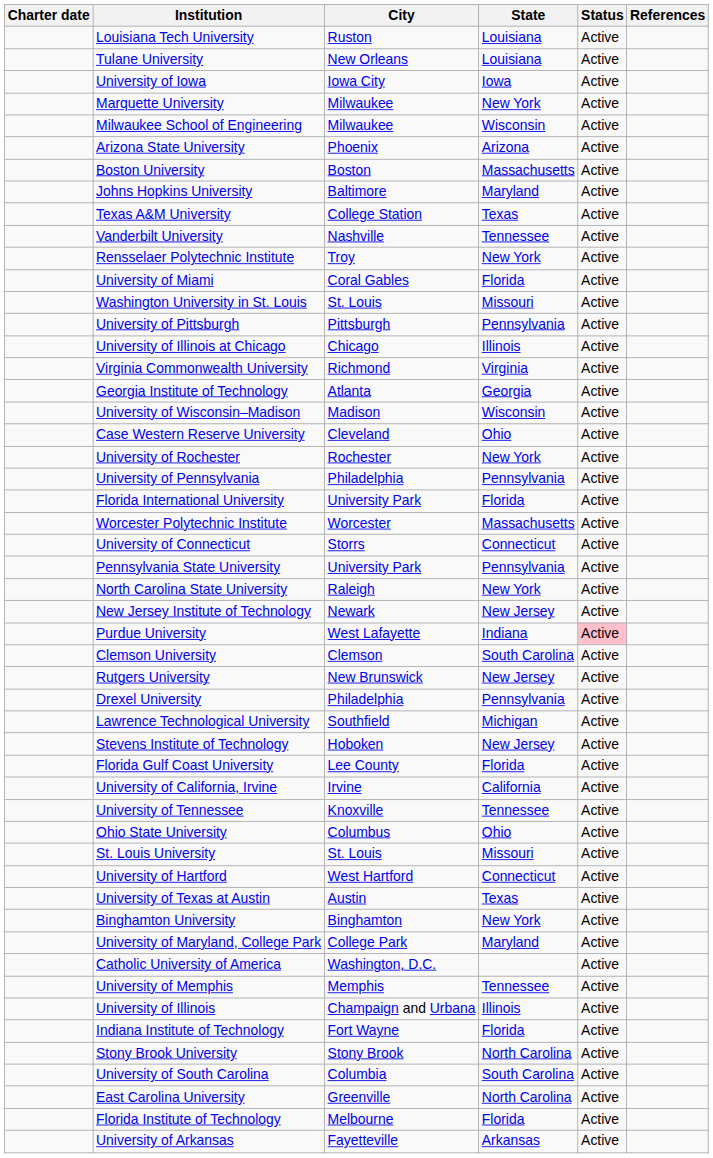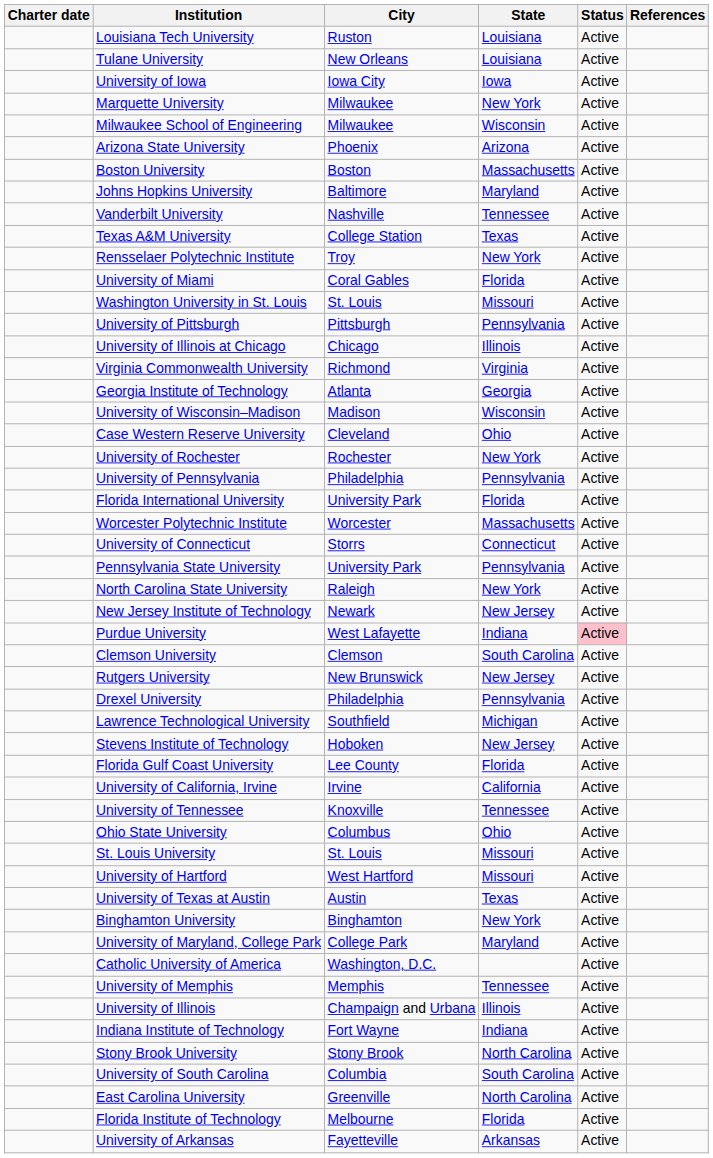rows swapped: (159, 236) <-> (163, 214)
(519, 876) Connecticut -> (508, 876) Missouri
(503, 1031) Florida -> (505, 1031) Indiana
